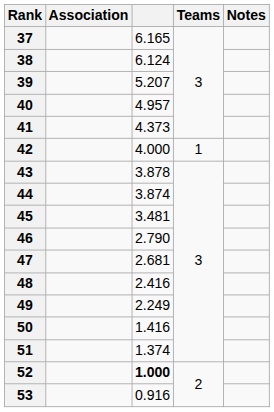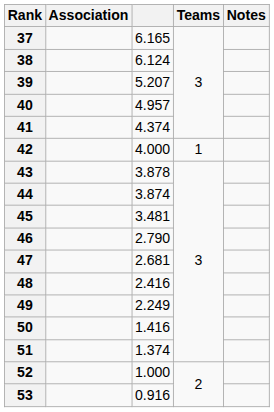(153, 127) 4.373 -> (153, 127) 4.374
(153, 373) bold -> (153, 373) normal
